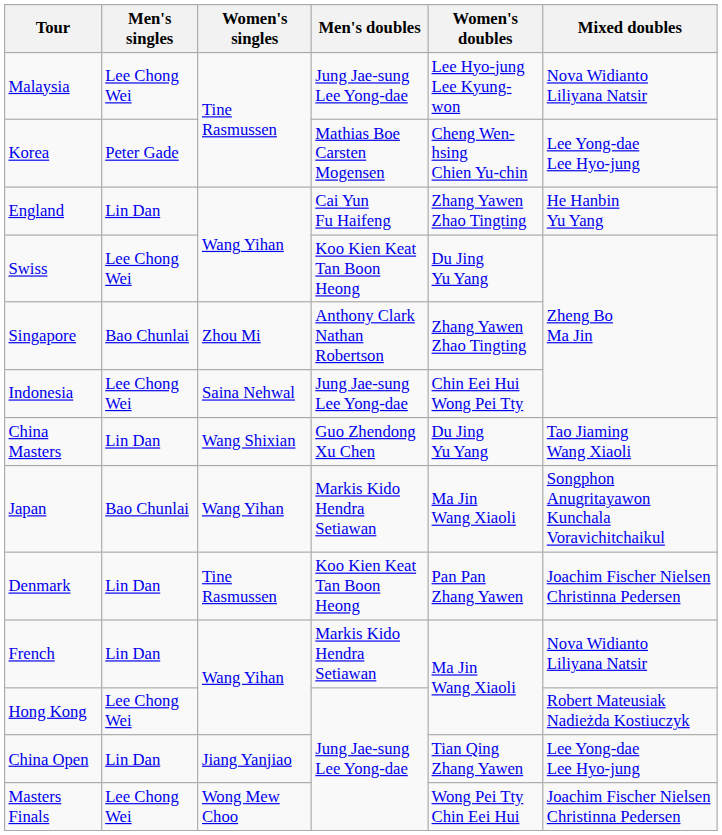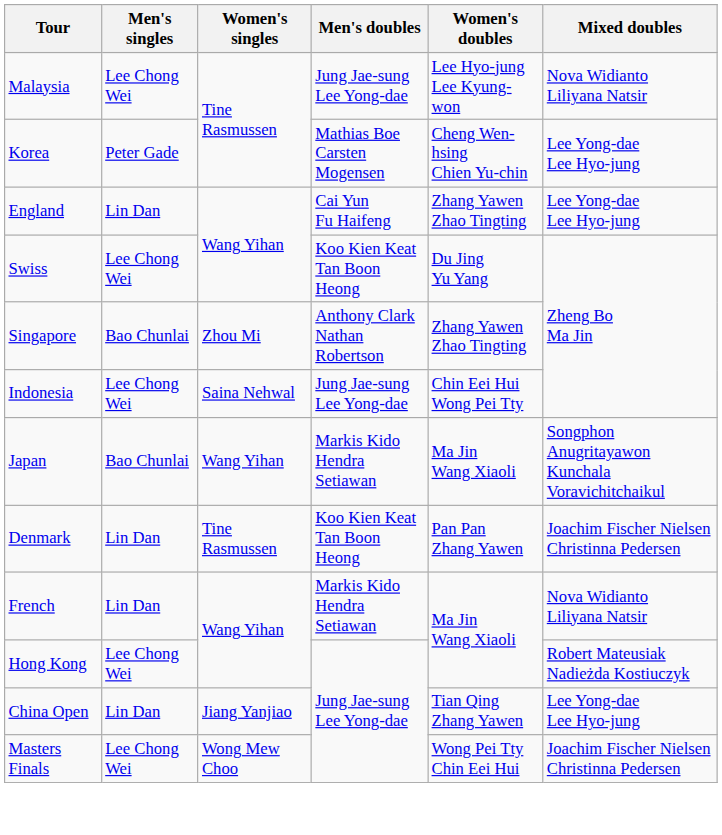(583, 211) He Hanbin Yu Yang -> (593, 211) Lee Yong-dae Lee Hyo-jung
- row: (35, 441)
